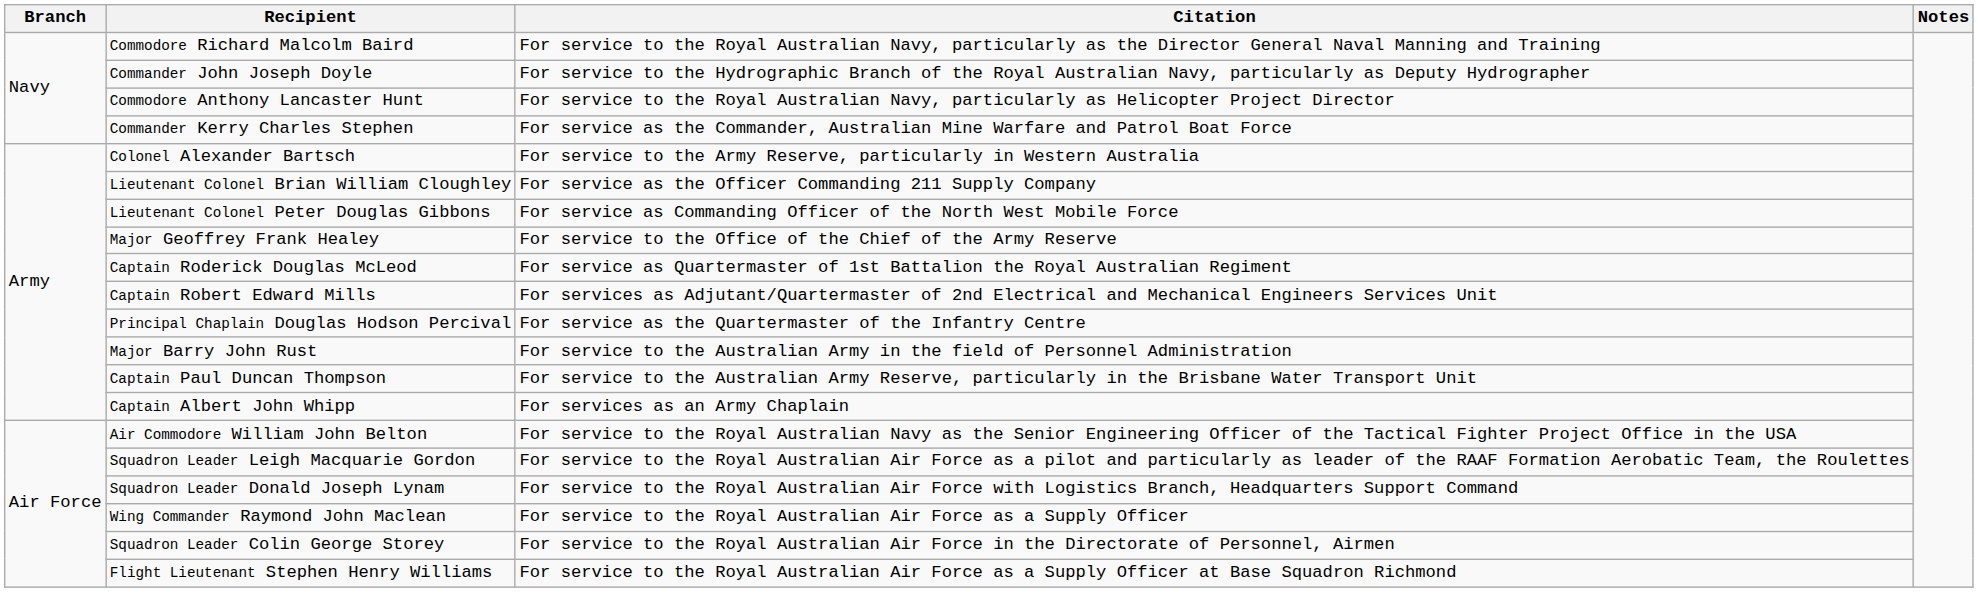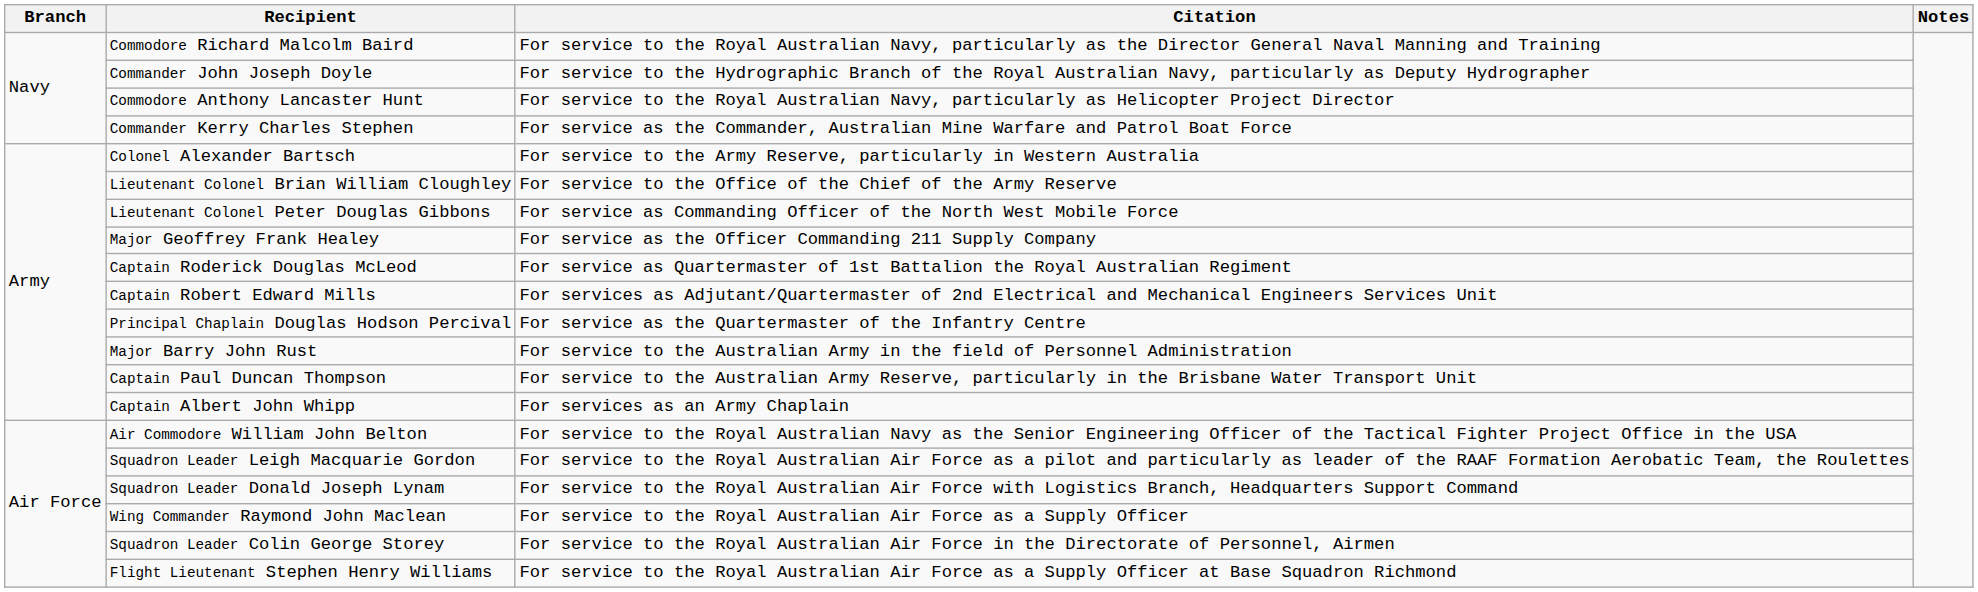(808, 185) For service as the Officer Commanding 211 Supply Company -> (818, 185) For service to the Office of the Chief of the Army Reserve
(818, 241) For service to the Office of the Chief of the Army Reserve -> (808, 241) For service as the Officer Commanding 211 Supply Company
